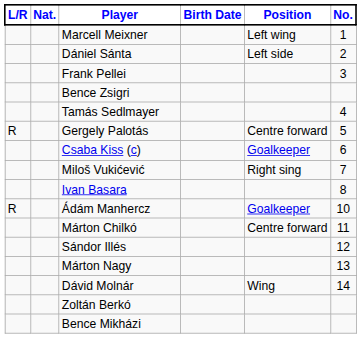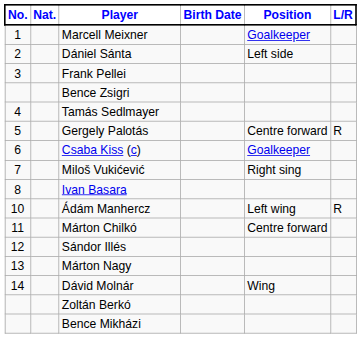columns swapped: (343, 15) <-> (18, 15)
(272, 35) Left wing -> (279, 35) Goalkeeper
(279, 208) Goalkeeper -> (272, 208) Left wing
